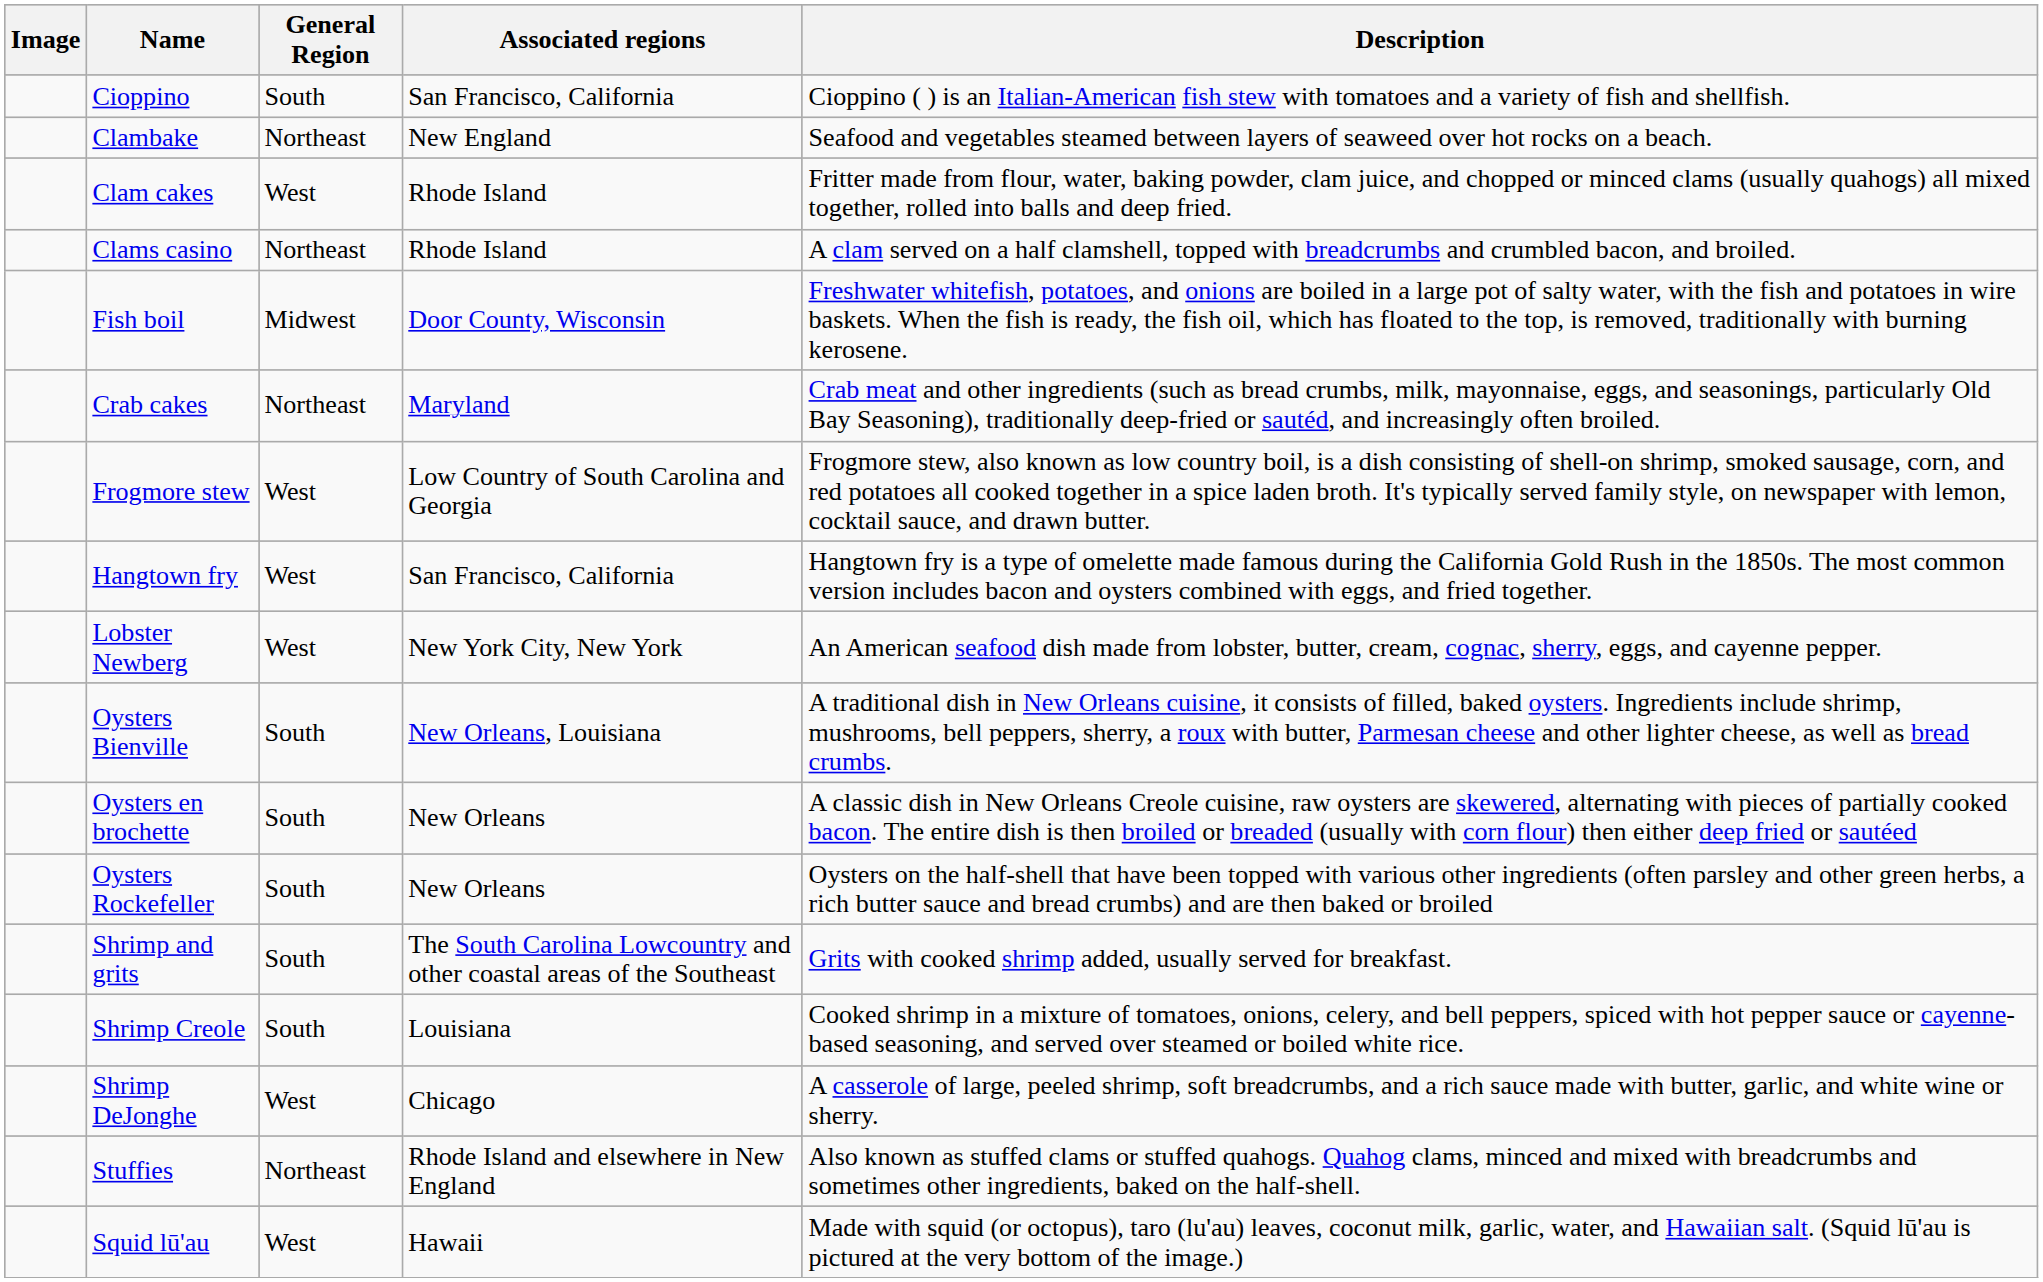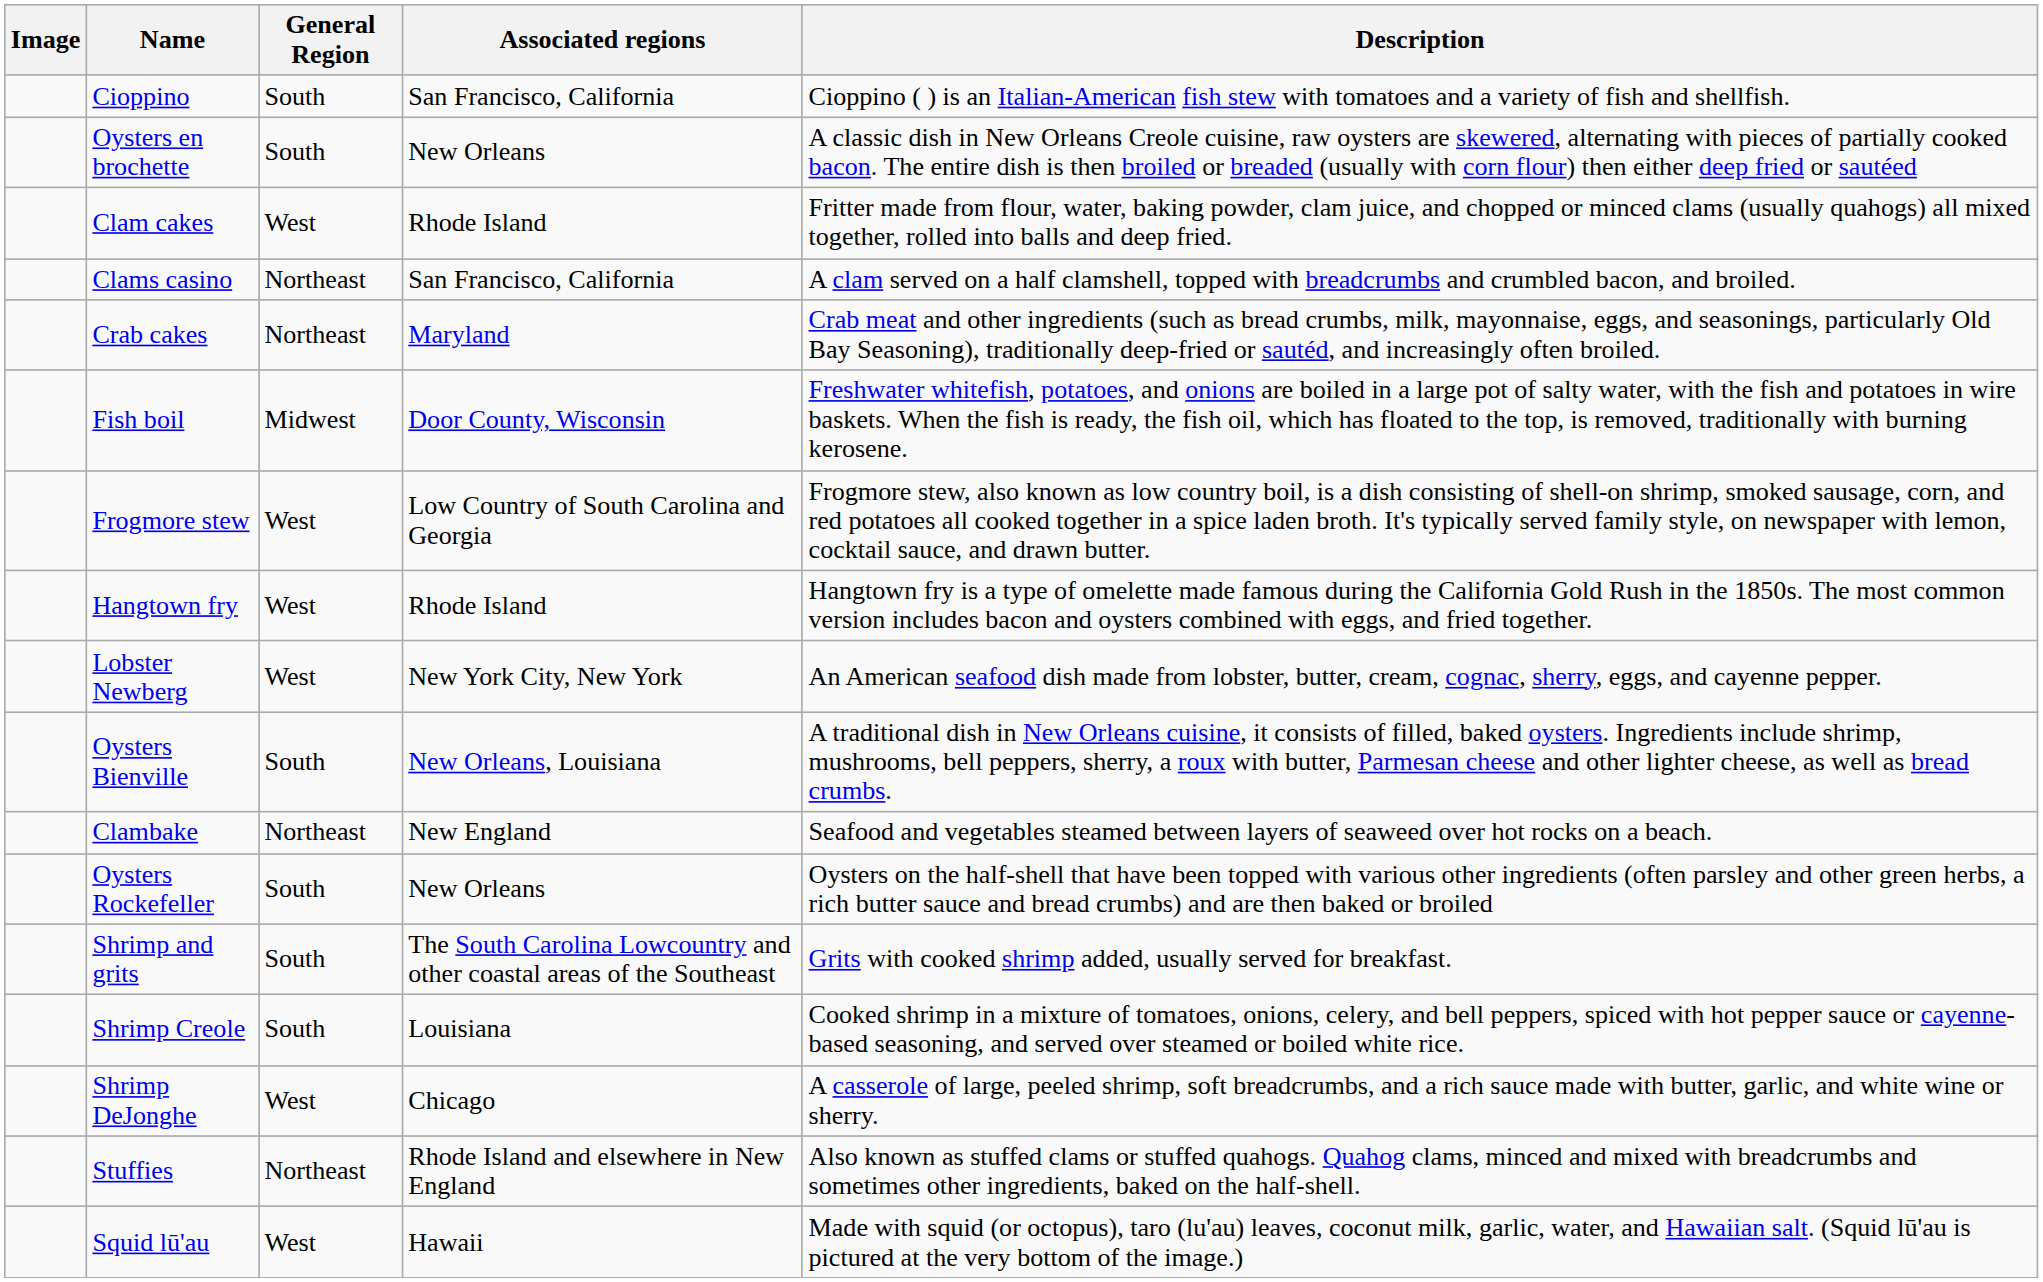rows swapped: (145, 137) <-> (148, 817)
(477, 249) Rhode Island -> (541, 278) San Francisco, California
rows swapped: (150, 405) <-> (138, 320)
(541, 576) San Francisco, California -> (477, 605) Rhode Island
